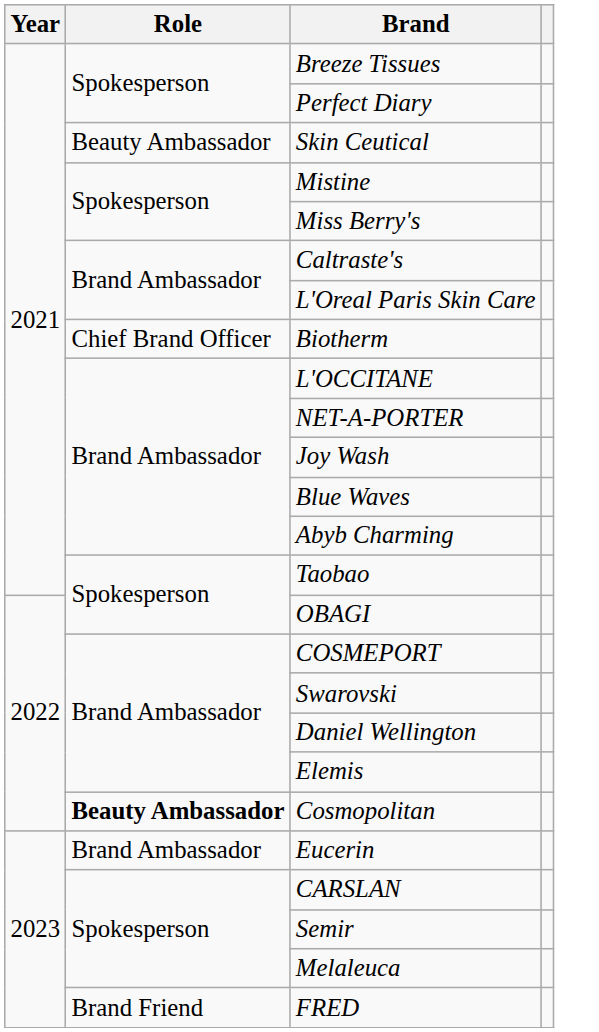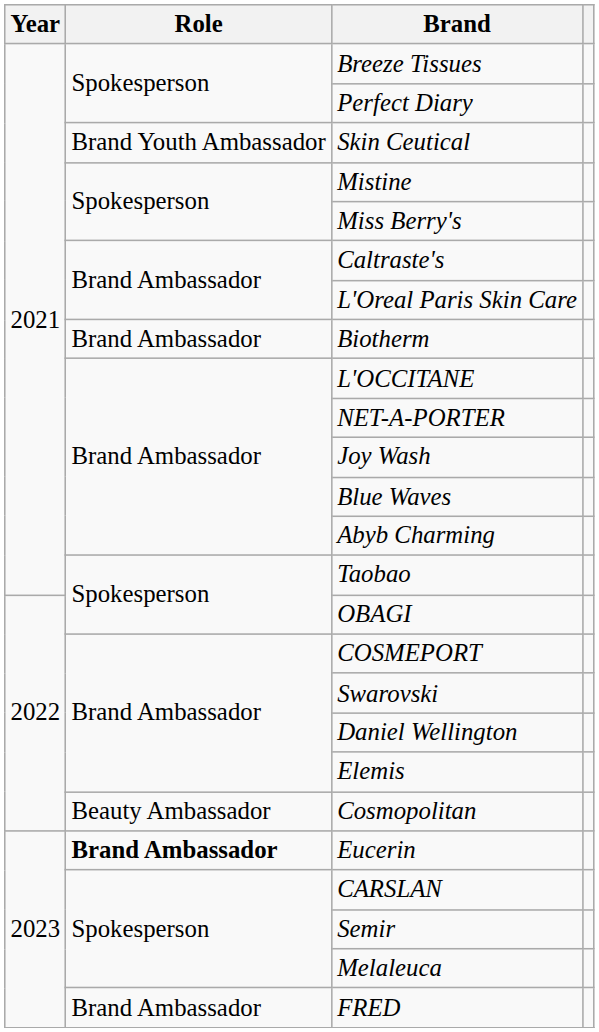(171, 142) Beauty Ambassador -> (199, 142) Brand Youth Ambassador
(171, 338) Chief Brand Officer -> (166, 338) Brand Ambassador
(178, 810) bold -> (171, 810) normal
(166, 850) normal -> (175, 850) bold
(137, 1007) Brand Friend -> (166, 1007) Brand Ambassador
